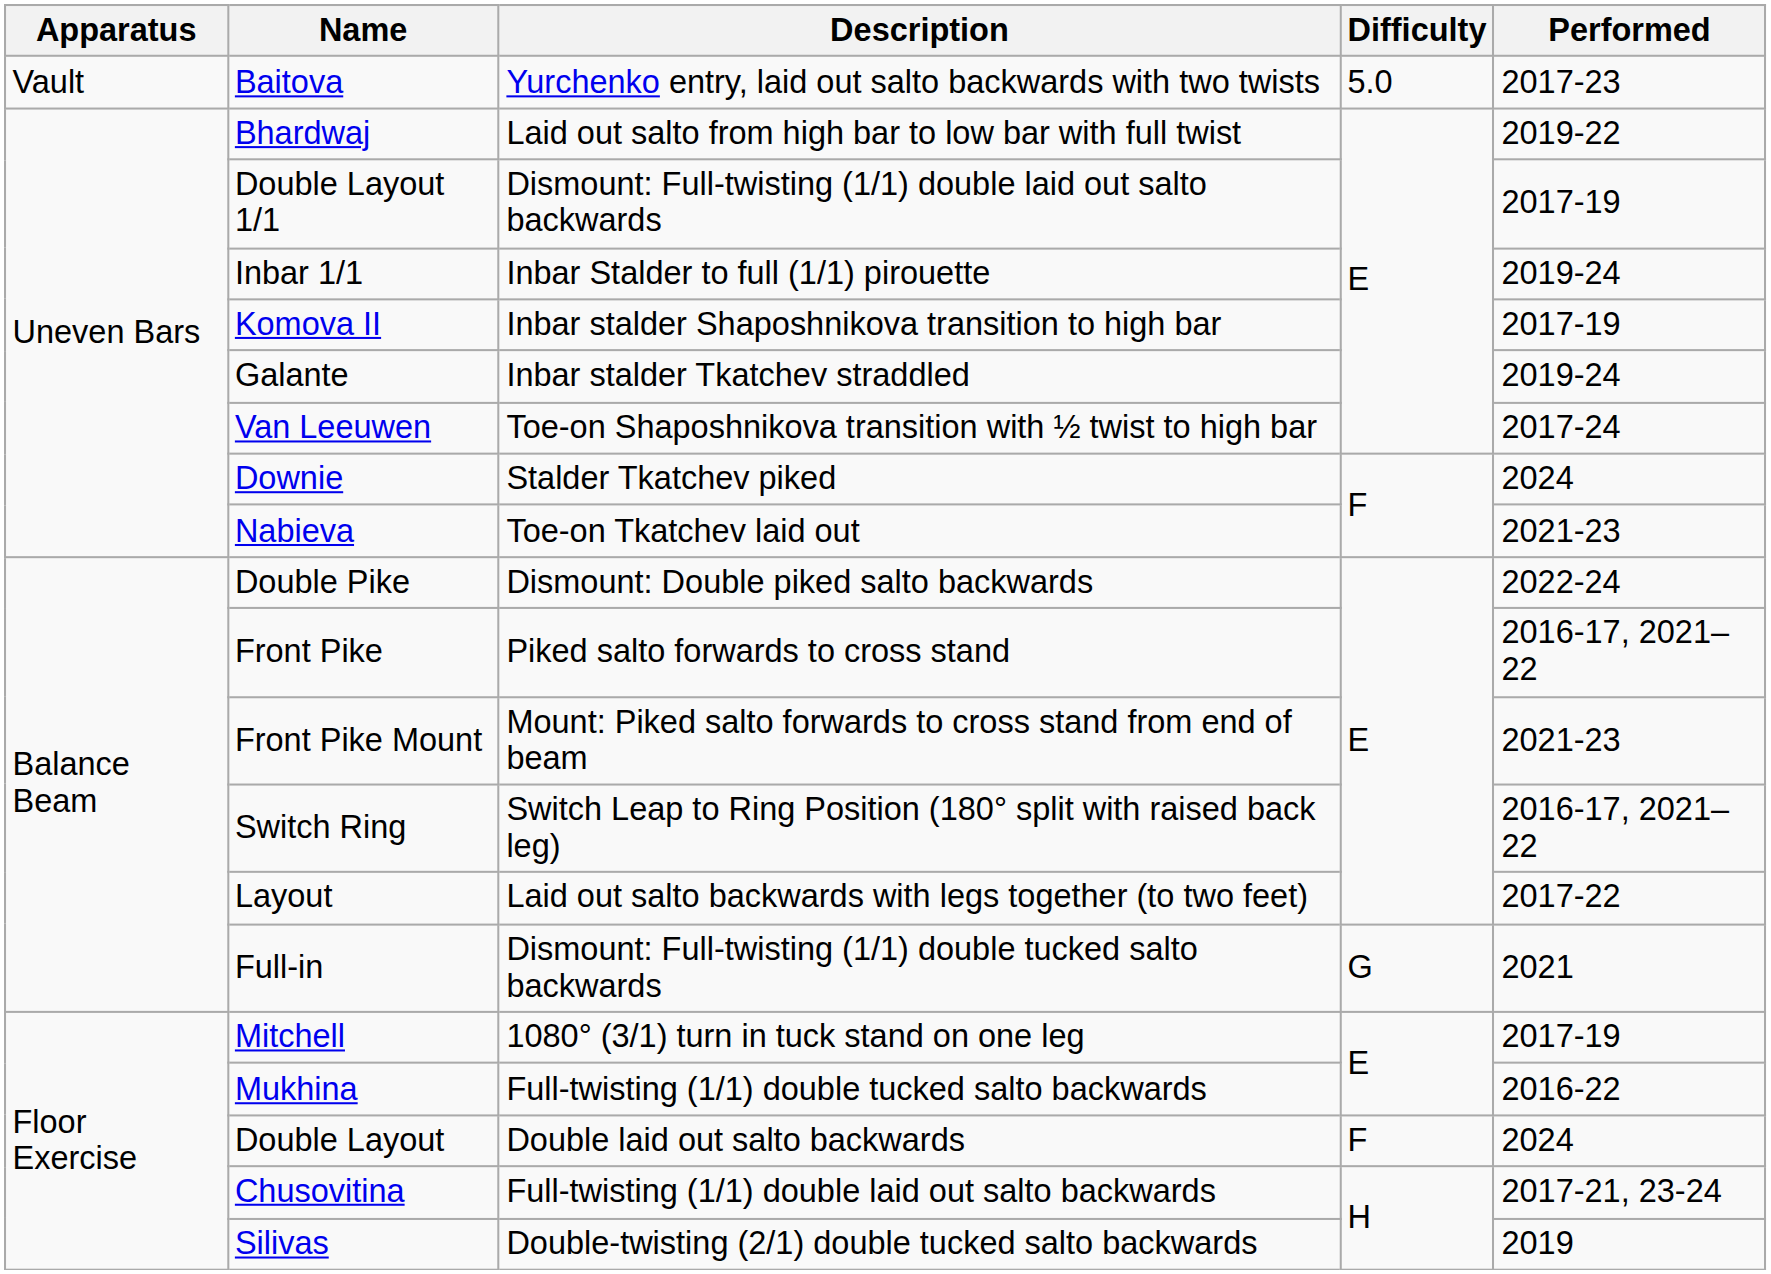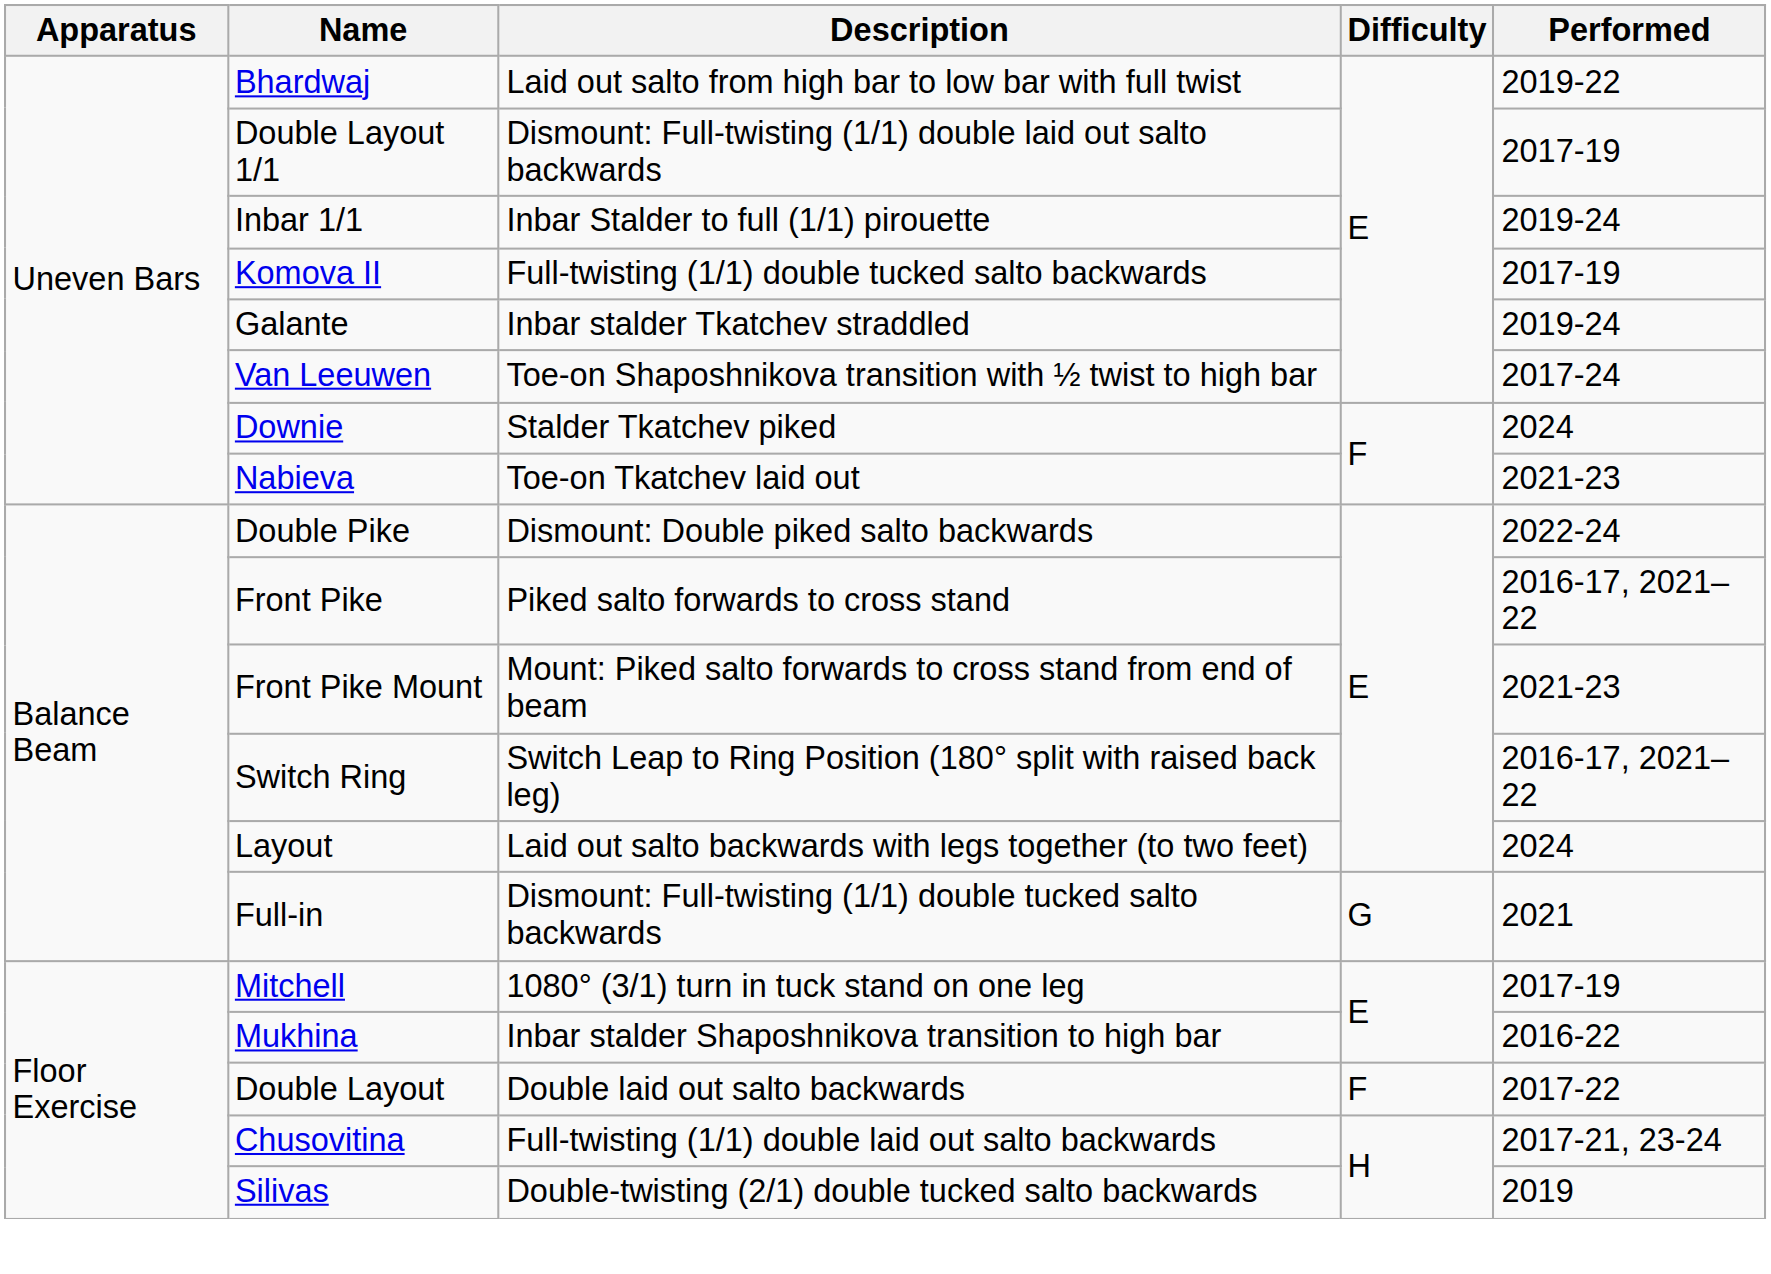- row: (289, 81)
(864, 324) Inbar stalder Shaposhnikova transition to high bar -> (857, 272) Full-twisting (1/1) double tucked salto backwards
(1561, 897) 2017-22 -> (1538, 846) 2024
(857, 1088) Full-twisting (1/1) double tucked salto backwards -> (864, 1037) Inbar stalder Shaposhnikova transition to high bar
(1538, 1140) 2024 -> (1561, 1088) 2017-22
